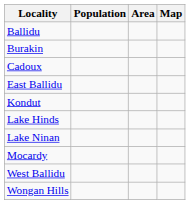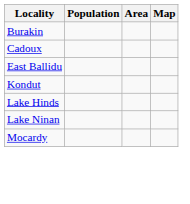- row: (23, 31)
- row: (36, 173)
- row: (38, 191)
